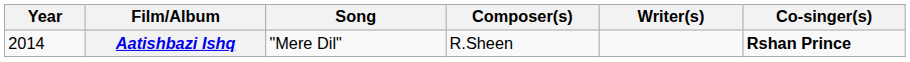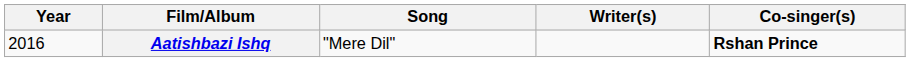- column: (522, 17)
(26, 43) 2014 -> (26, 43) 2016
